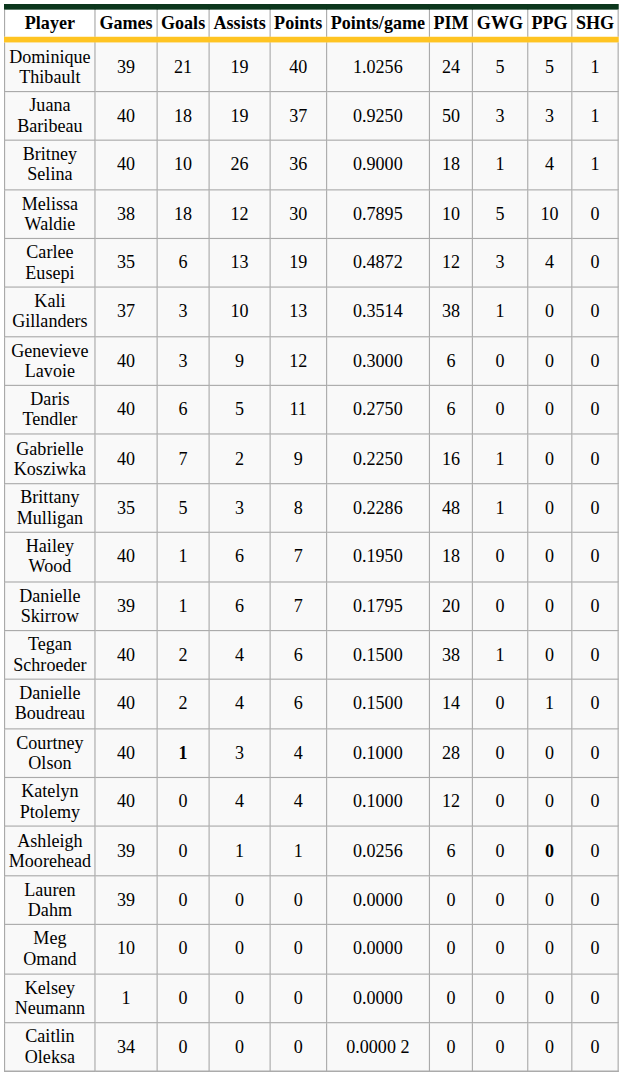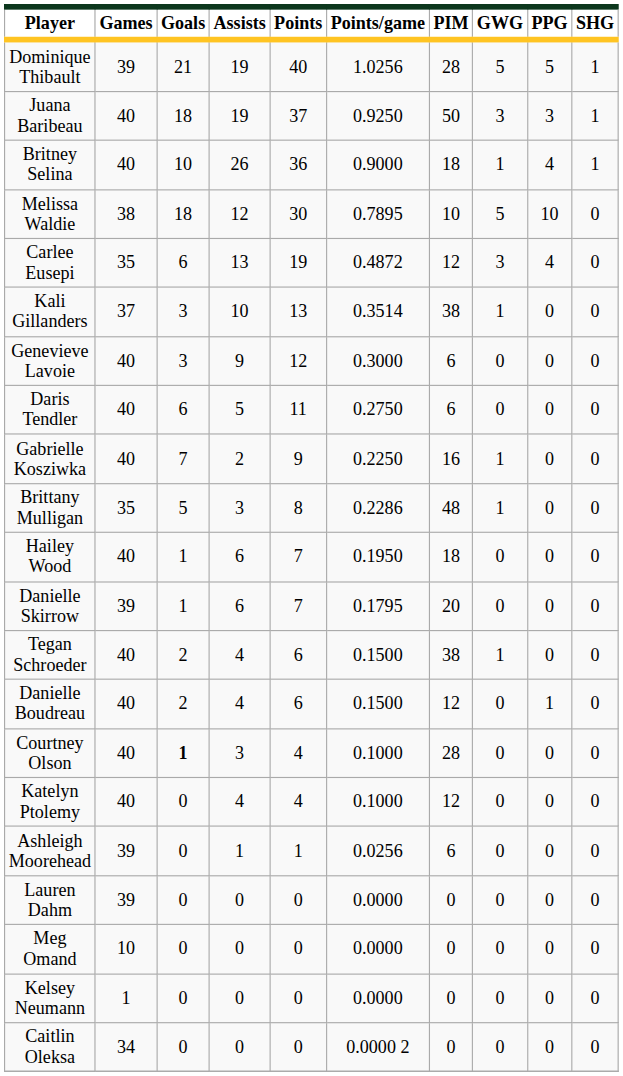(451, 66) 24 -> (451, 66) 28
(451, 703) 14 -> (451, 703) 12
(549, 850) bold -> (549, 850) normal
